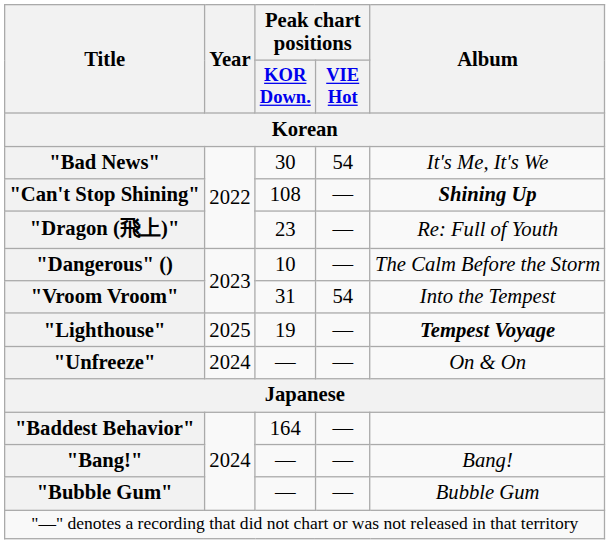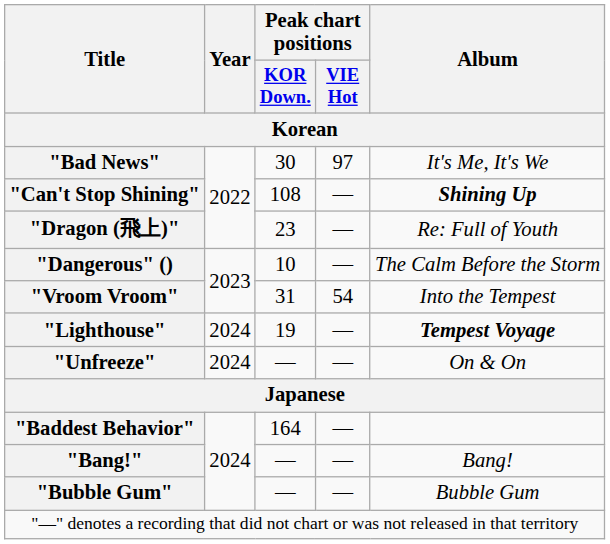(343, 162) 54 -> (343, 162) 97
(230, 329) 2025 -> (230, 329) 2024
